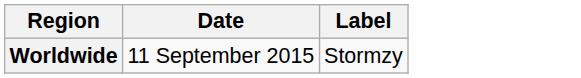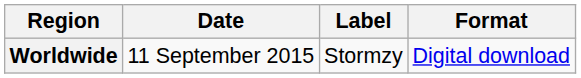+ column: (491, 21)
